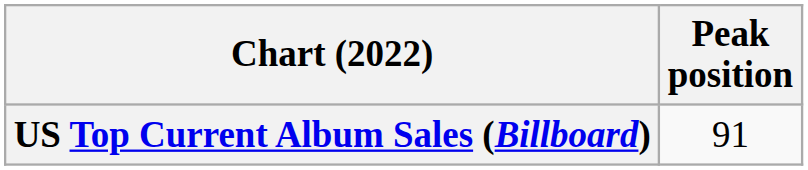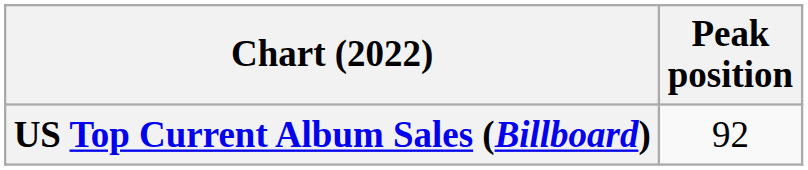(730, 134) 91 -> (730, 134) 92
